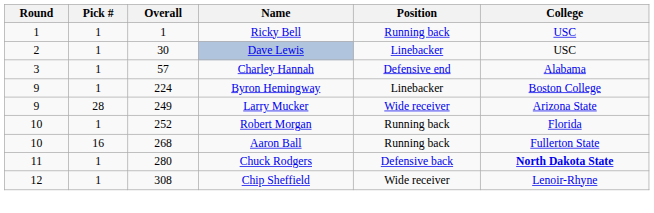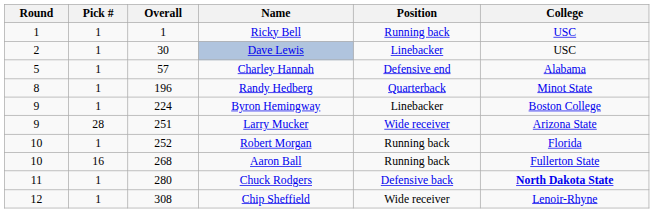(36, 69) 3 -> (36, 69) 5
+ row: (276, 87)
(163, 106) 249 -> (163, 124) 251
